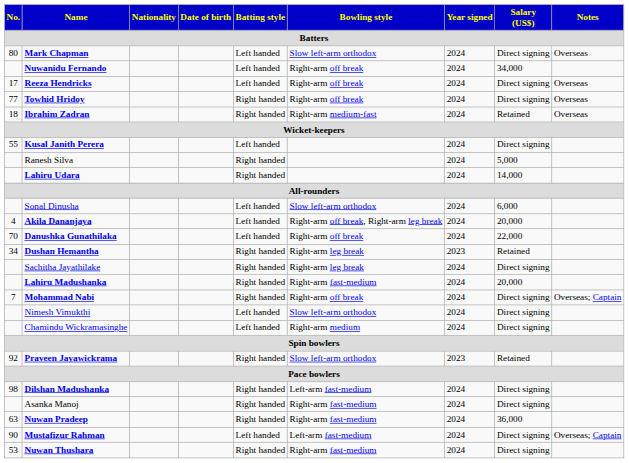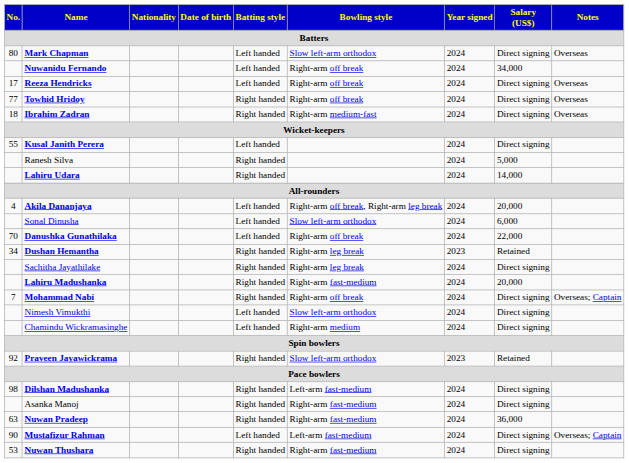(513, 114) Retained -> (523, 114) Direct signing
rows swapped: (58, 220) <-> (52, 205)
